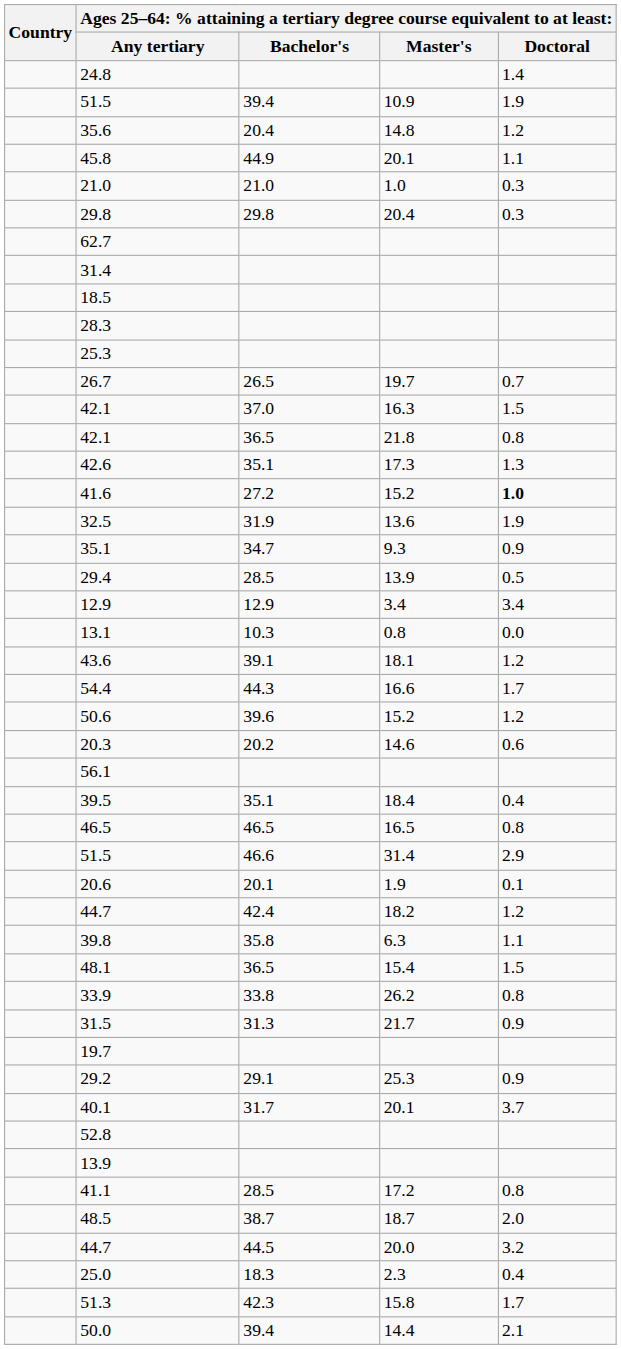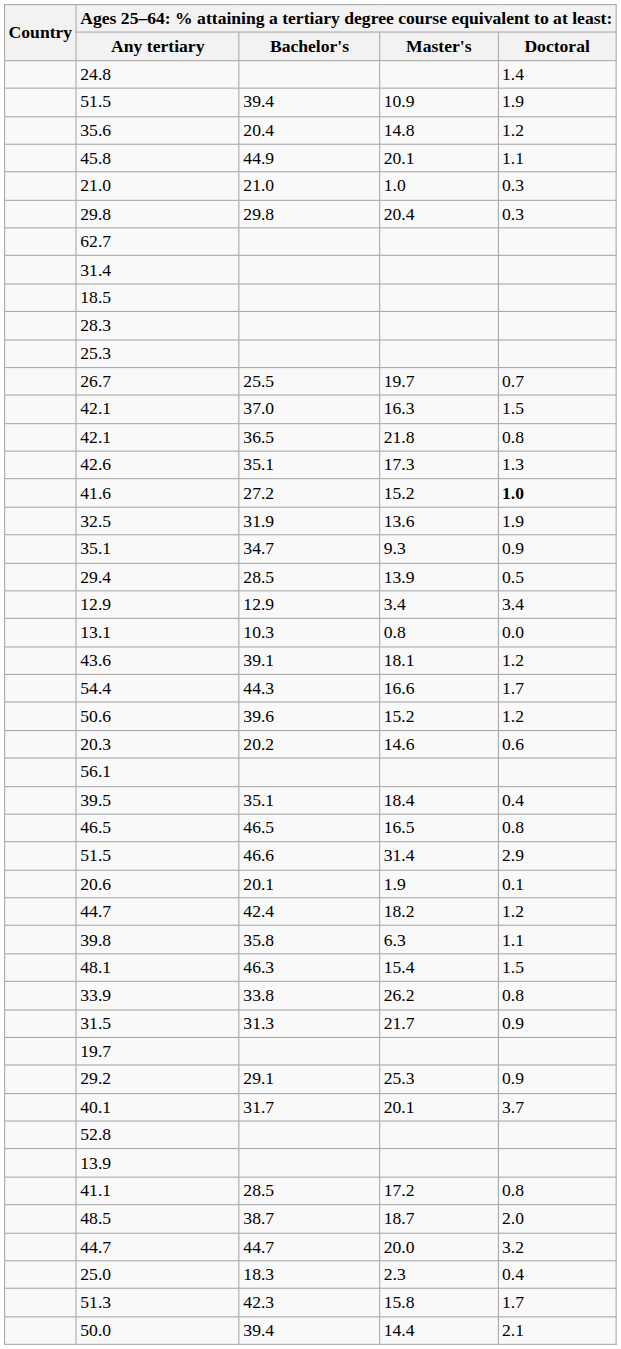(259, 381) 26.5 -> (259, 381) 25.5
(259, 967) 36.5 -> (259, 967) 46.3
(259, 1246) 44.5 -> (259, 1246) 44.7
